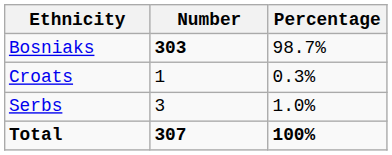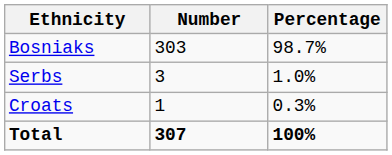(170, 48) bold -> (170, 48) normal
rows swapped: (36, 106) <-> (41, 77)
